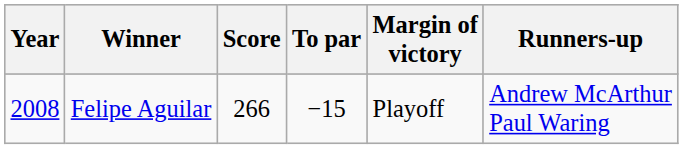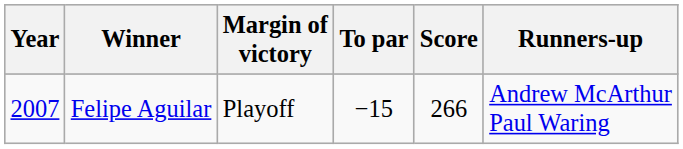columns swapped: (252, 39) <-> (425, 39)
(35, 108) 2008 -> (35, 108) 2007
